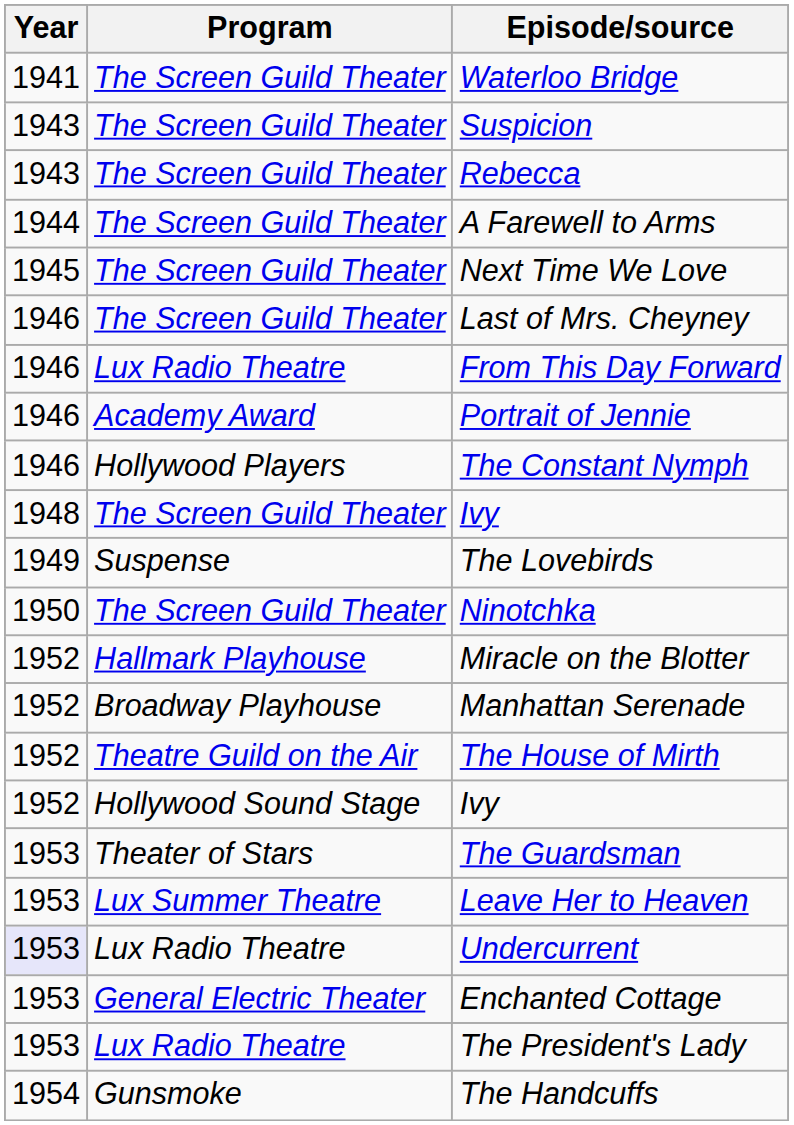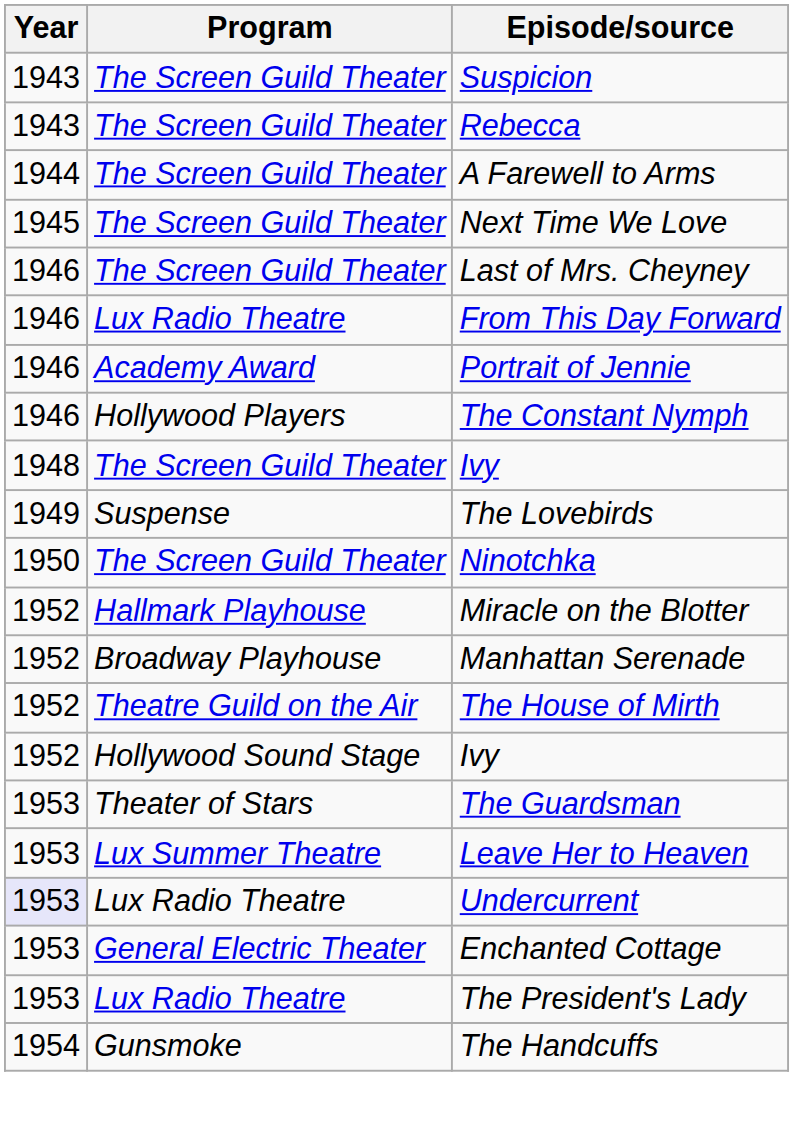- row: (270, 77)
